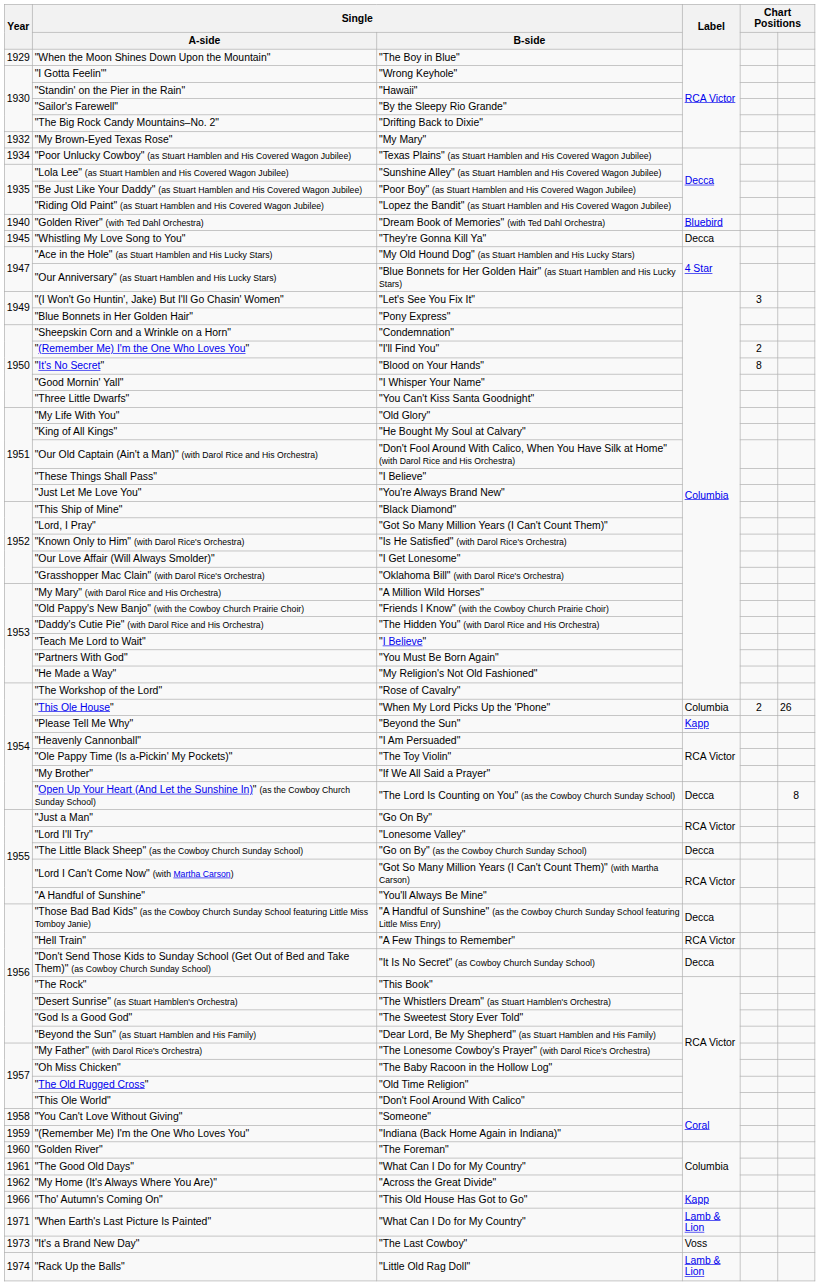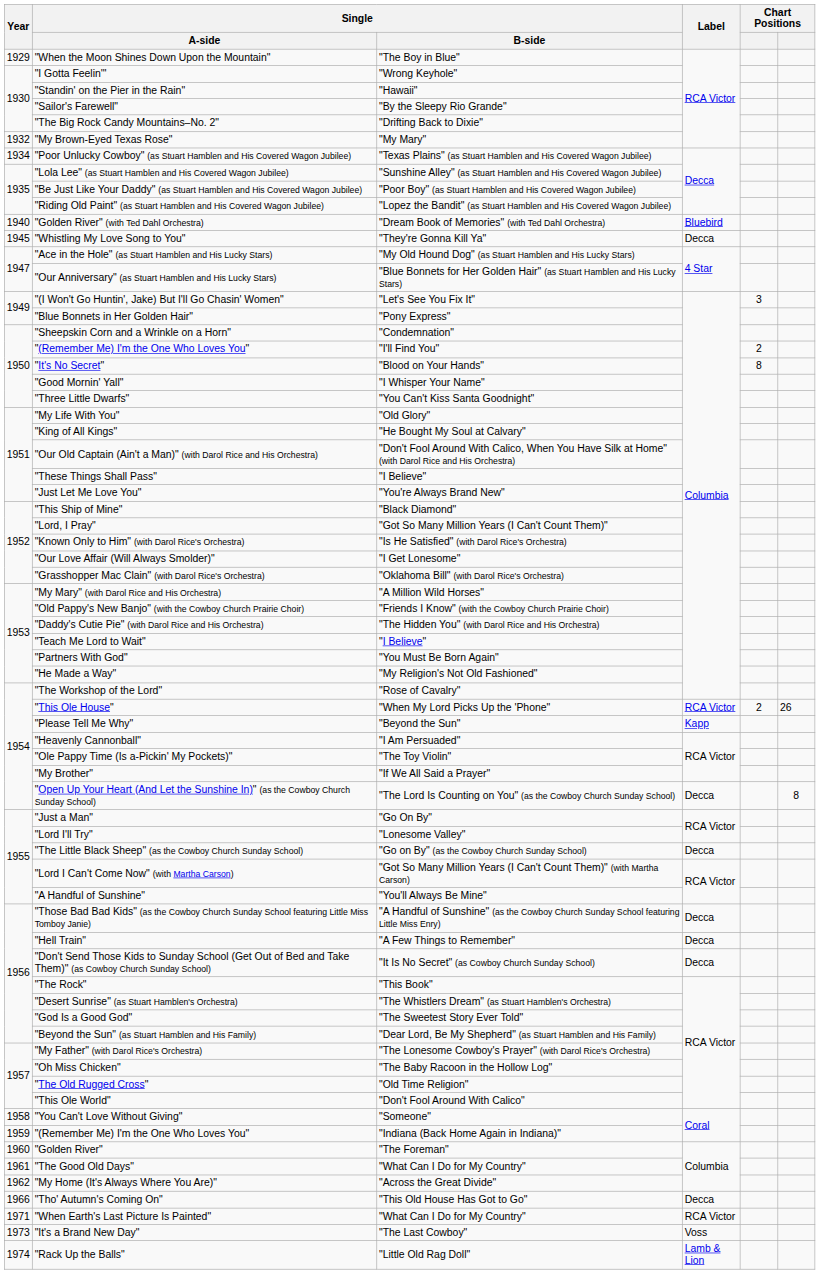(707, 707) Columbia -> (710, 707) RCA Victor
(710, 940) RCA Victor -> (699, 940) Decca
(697, 1199) Kapp -> (699, 1199) Decca
(703, 1222) Lamb & Lion -> (710, 1216) RCA Victor
